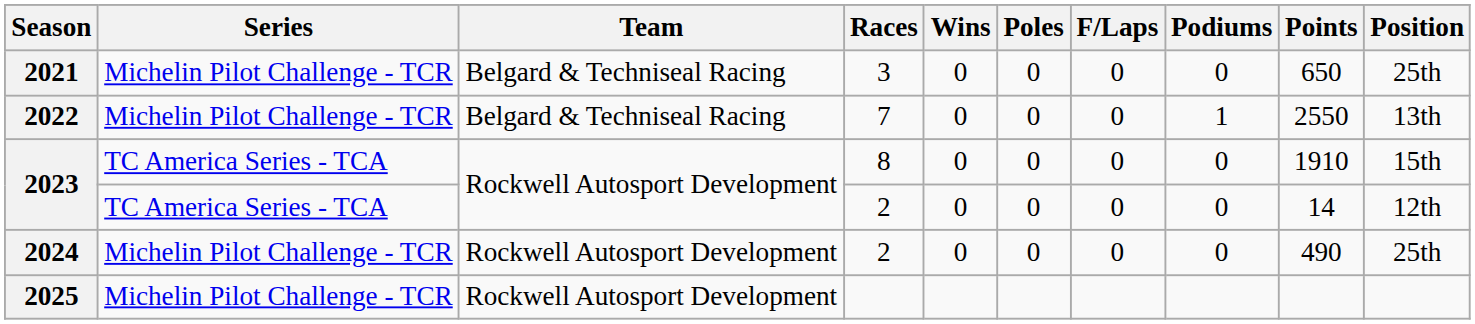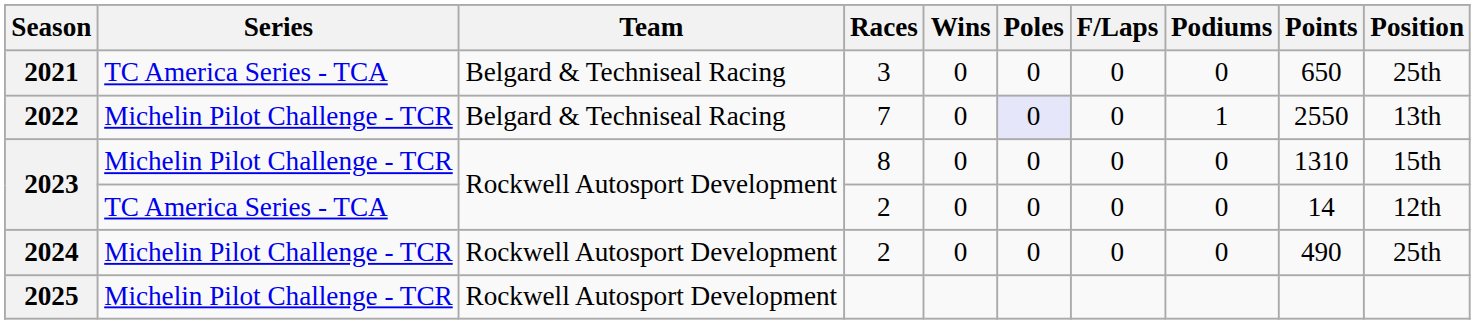(278, 72) Michelin Pilot Challenge - TCR -> (246, 72) TC America Series - TCA
(1034, 117) no background -> (1034, 117) lavender background
(246, 161) TC America Series - TCA -> (278, 161) Michelin Pilot Challenge - TCR
(1321, 161) 1910 -> (1321, 161) 1310
